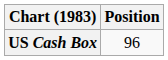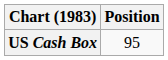(132, 42) 96 -> (132, 42) 95
